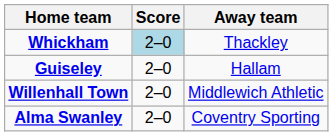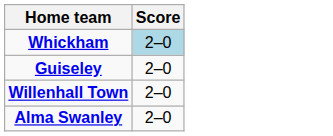- column: (256, 17)
